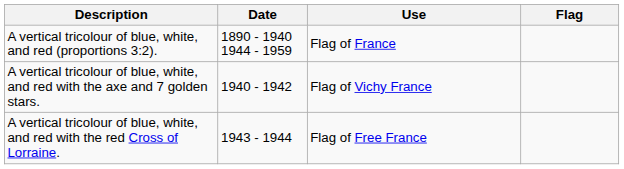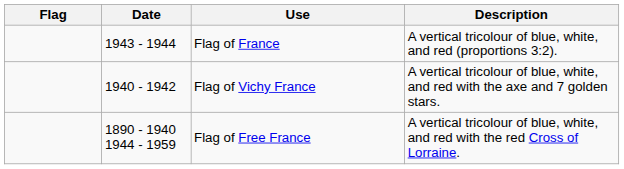columns swapped: (569, 15) <-> (111, 15)
(257, 43) 1890 - 1940 1944 - 1959 -> (140, 43) 1943 - 1944
(257, 137) 1943 - 1944 -> (140, 137) 1890 - 1940 1944 - 1959
